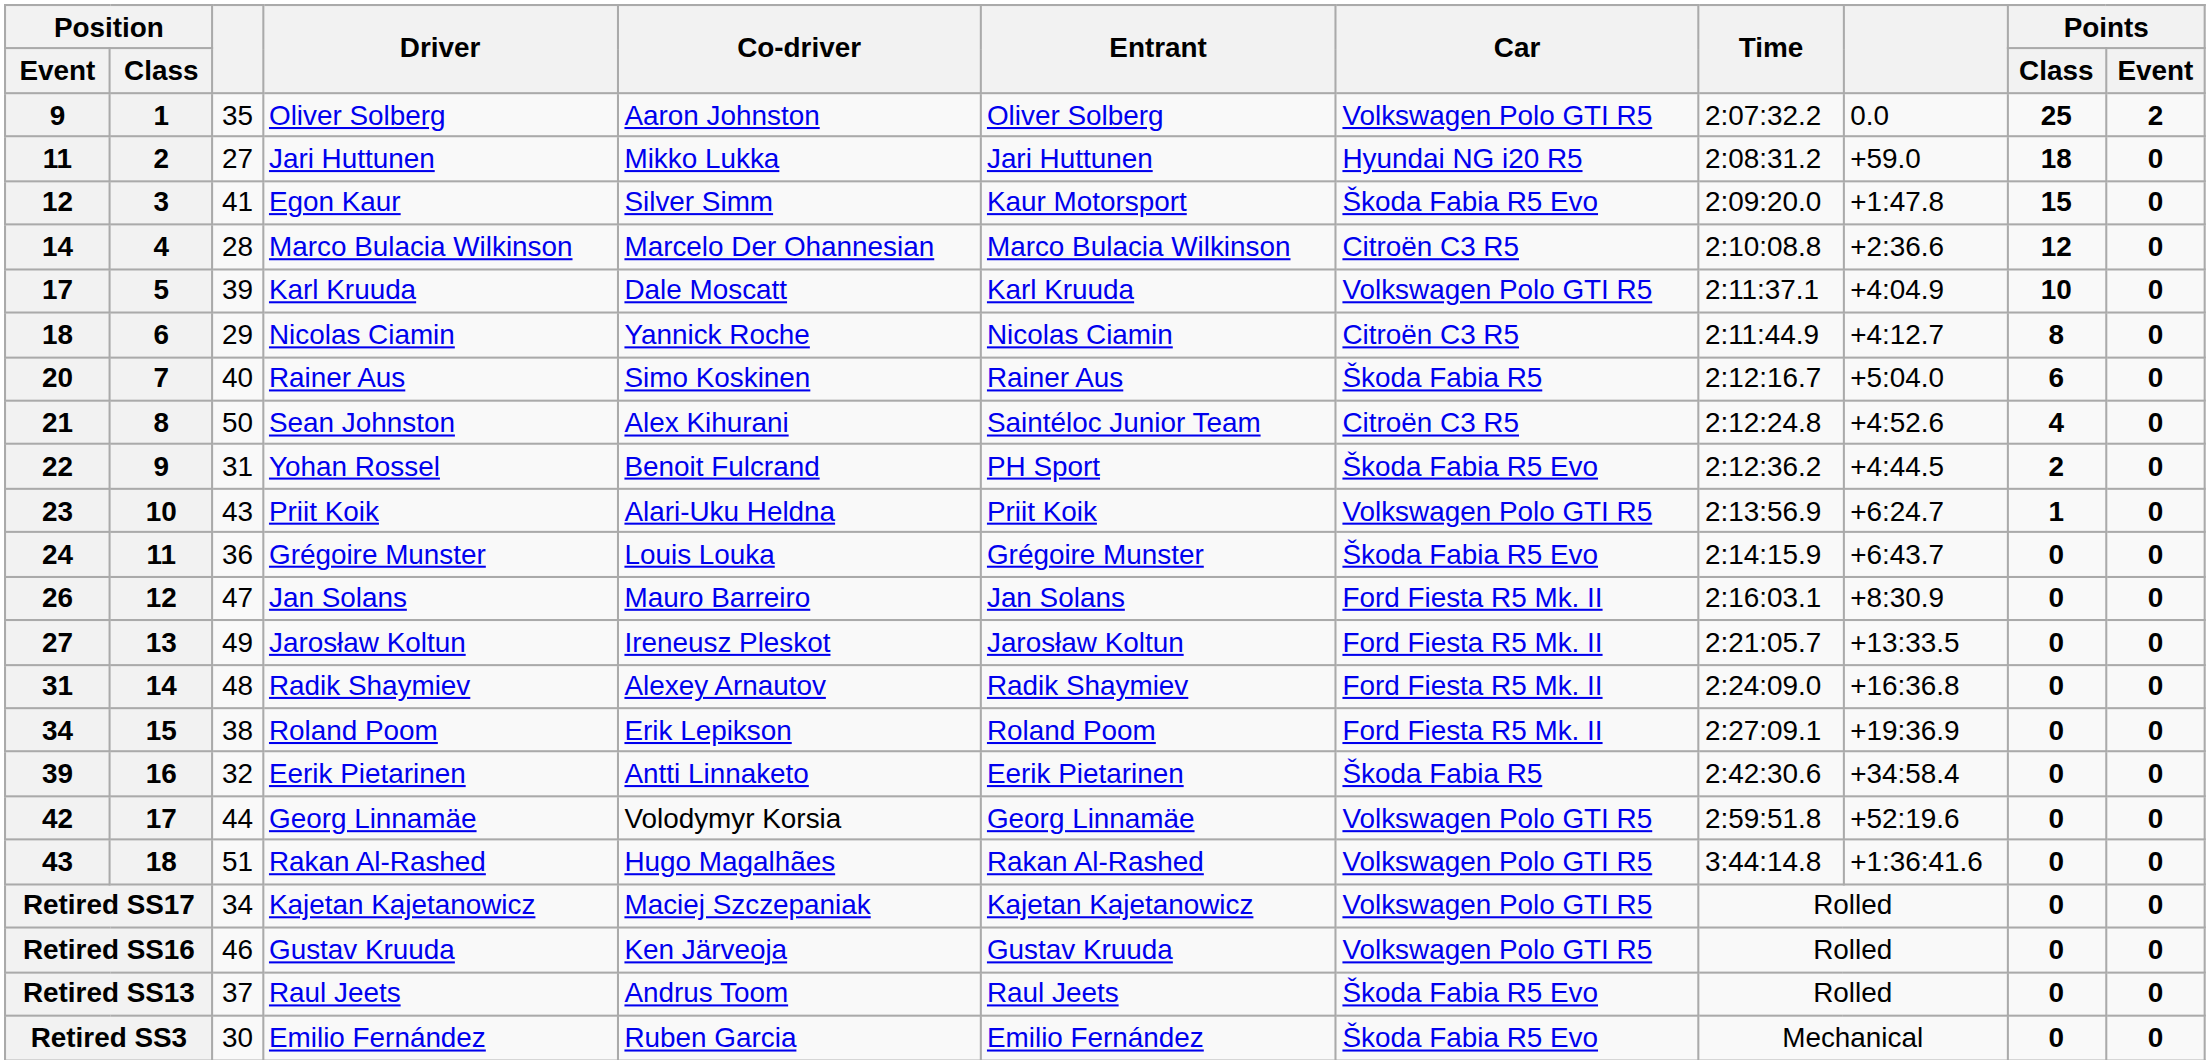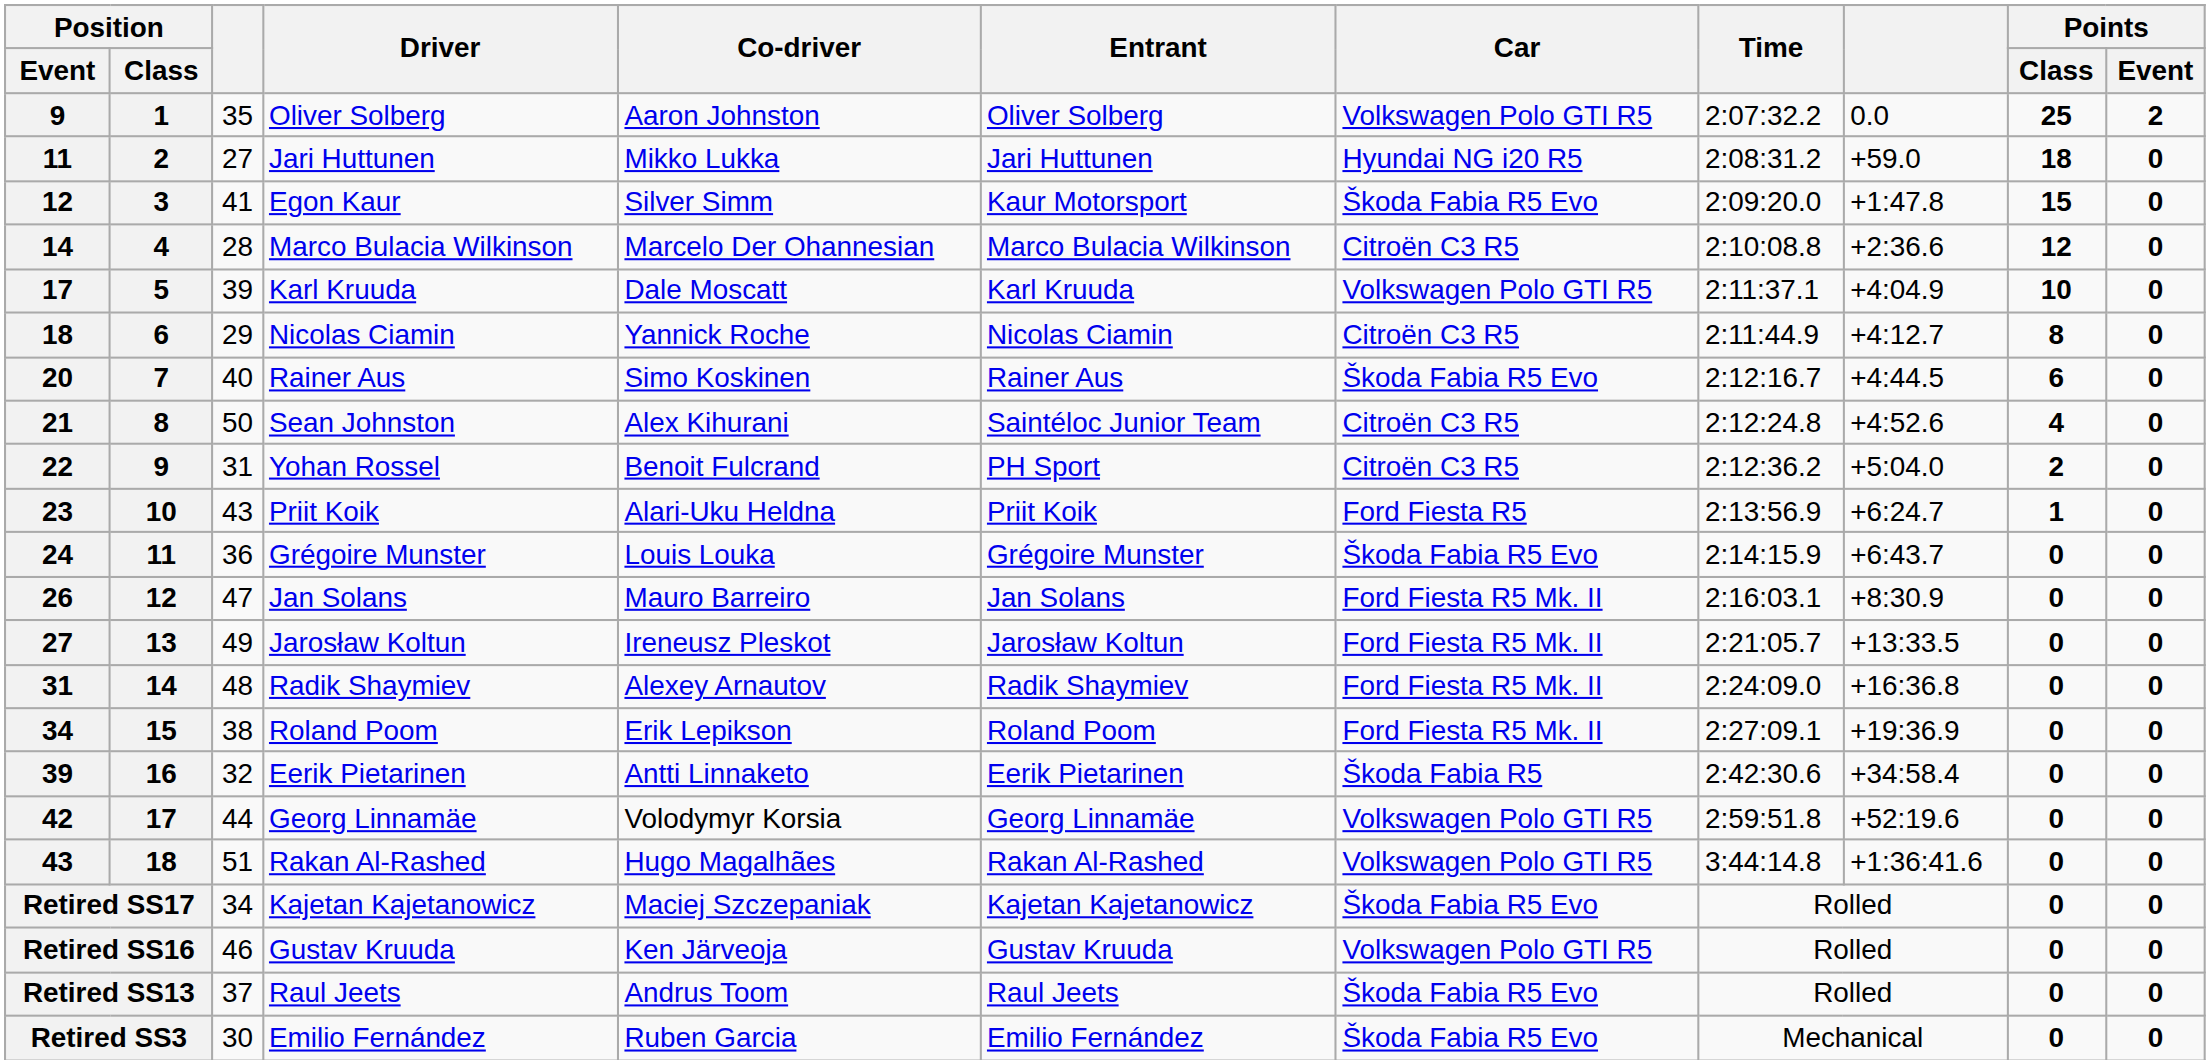(1442, 378) Škoda Fabia R5 -> (1470, 378) Škoda Fabia R5 Evo
(1897, 378) +5:04.0 -> (1897, 378) +4:44.5
(1470, 466) Škoda Fabia R5 Evo -> (1431, 466) Citroën C3 R5
(1897, 466) +4:44.5 -> (1897, 466) +5:04.0
(1497, 510) Volkswagen Polo GTI R5 -> (1435, 510) Ford Fiesta R5
(1497, 906) Volkswagen Polo GTI R5 -> (1470, 906) Škoda Fabia R5 Evo
